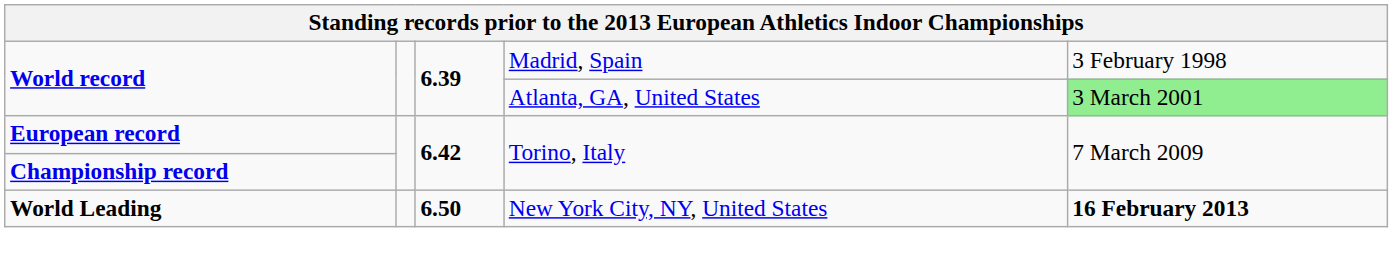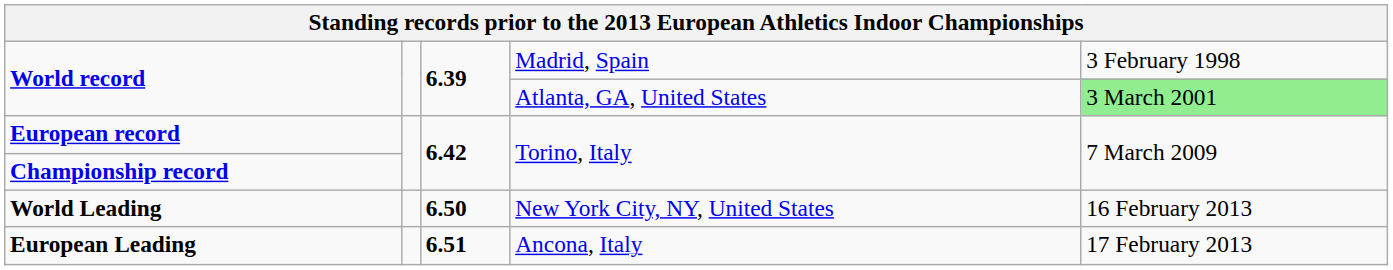(1161, 208) bold -> (1169, 208) normal
+ row: (103, 245)
